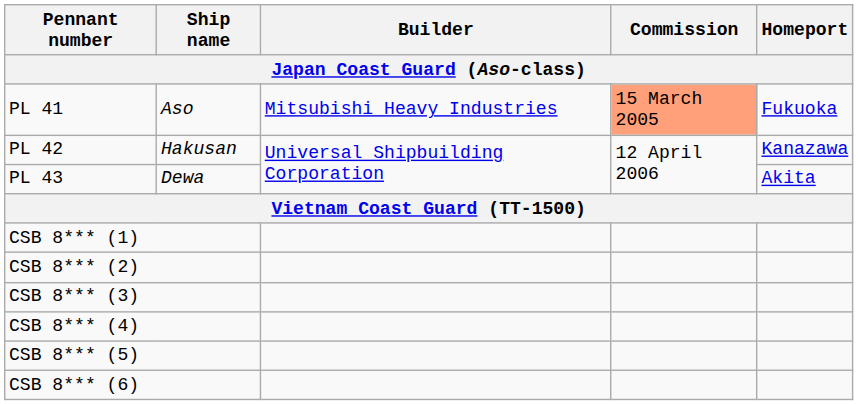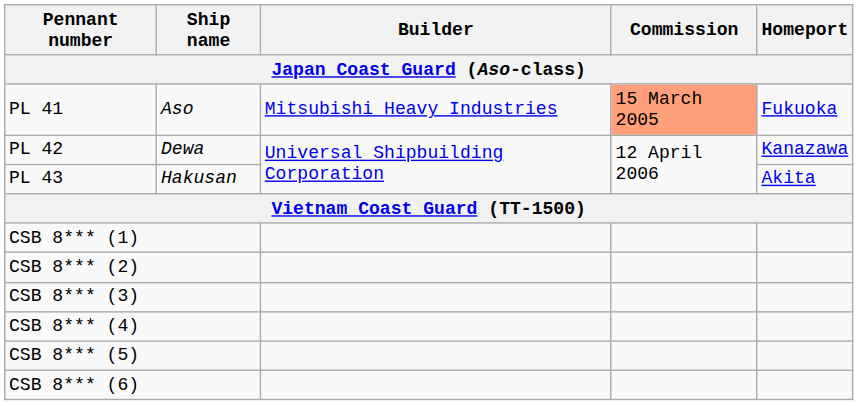(199, 149) Hakusan -> (183, 149) Dewa
(183, 179) Dewa -> (199, 179) Hakusan
